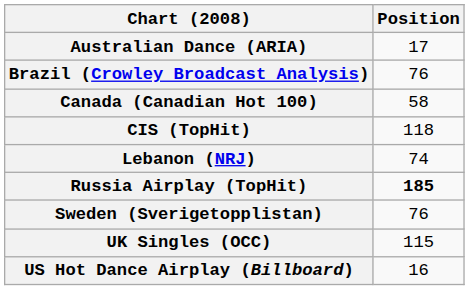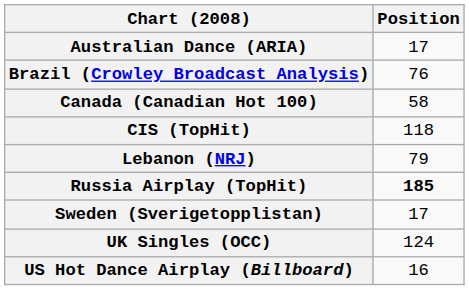(419, 158) 74 -> (419, 158) 79
(419, 214) 76 -> (419, 214) 17
(419, 242) 115 -> (419, 242) 124
